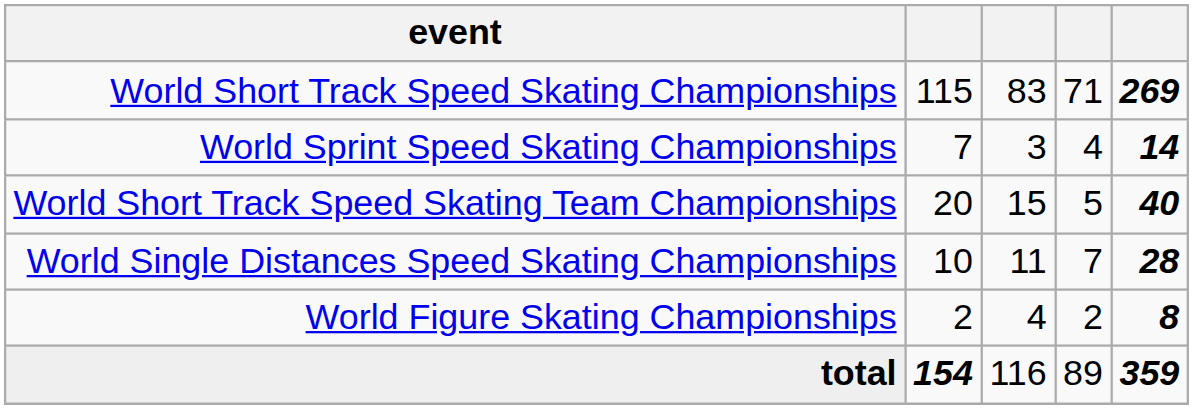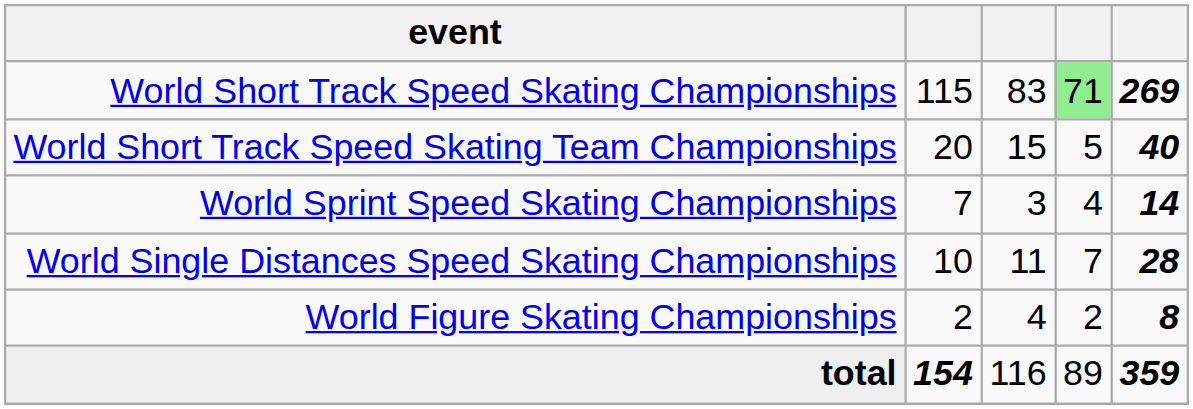(1083, 89) no background -> (1083, 89) lightgreen background
rows swapped: (455, 203) <-> (548, 146)
